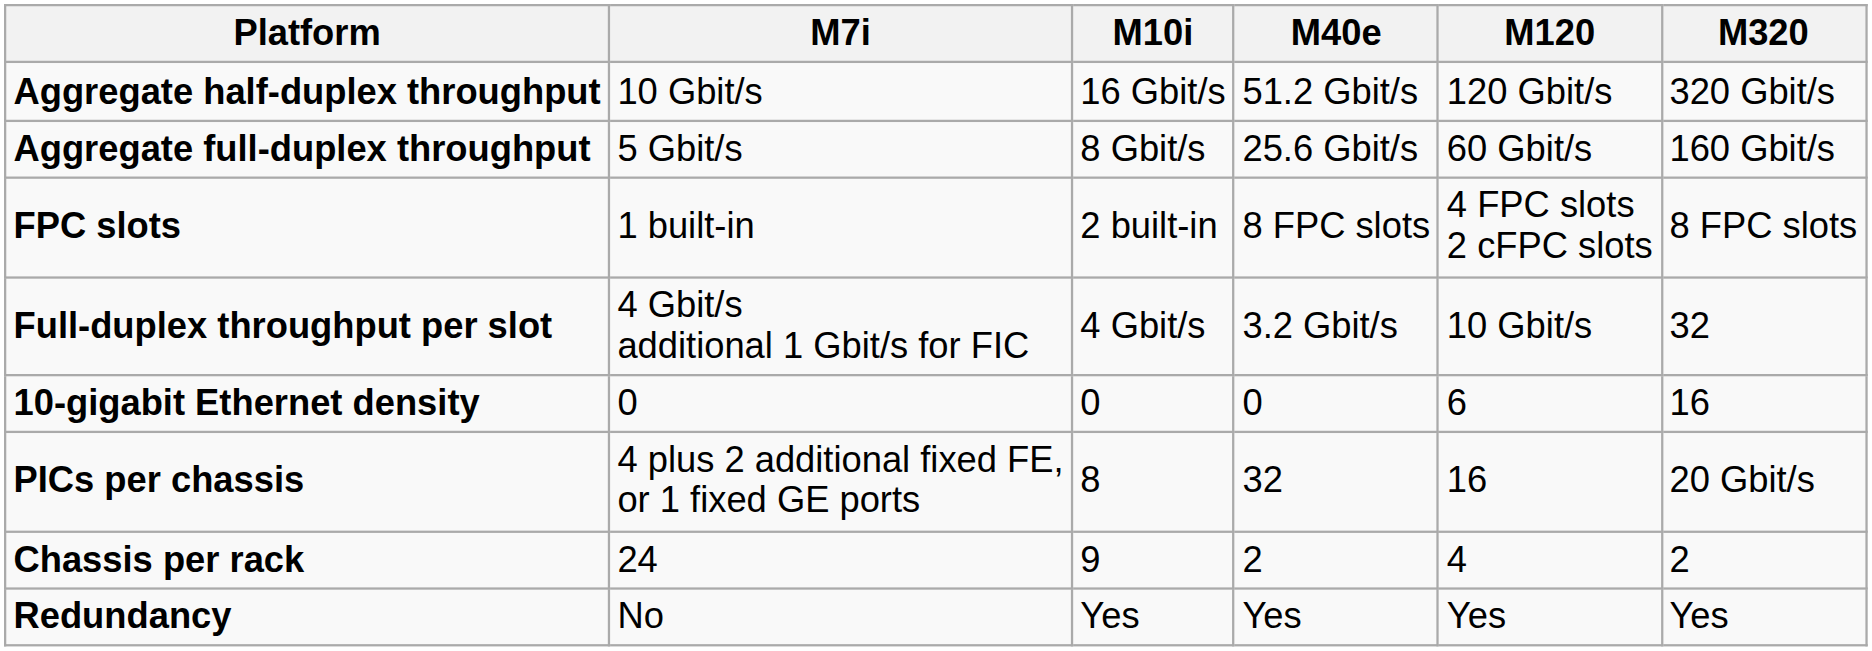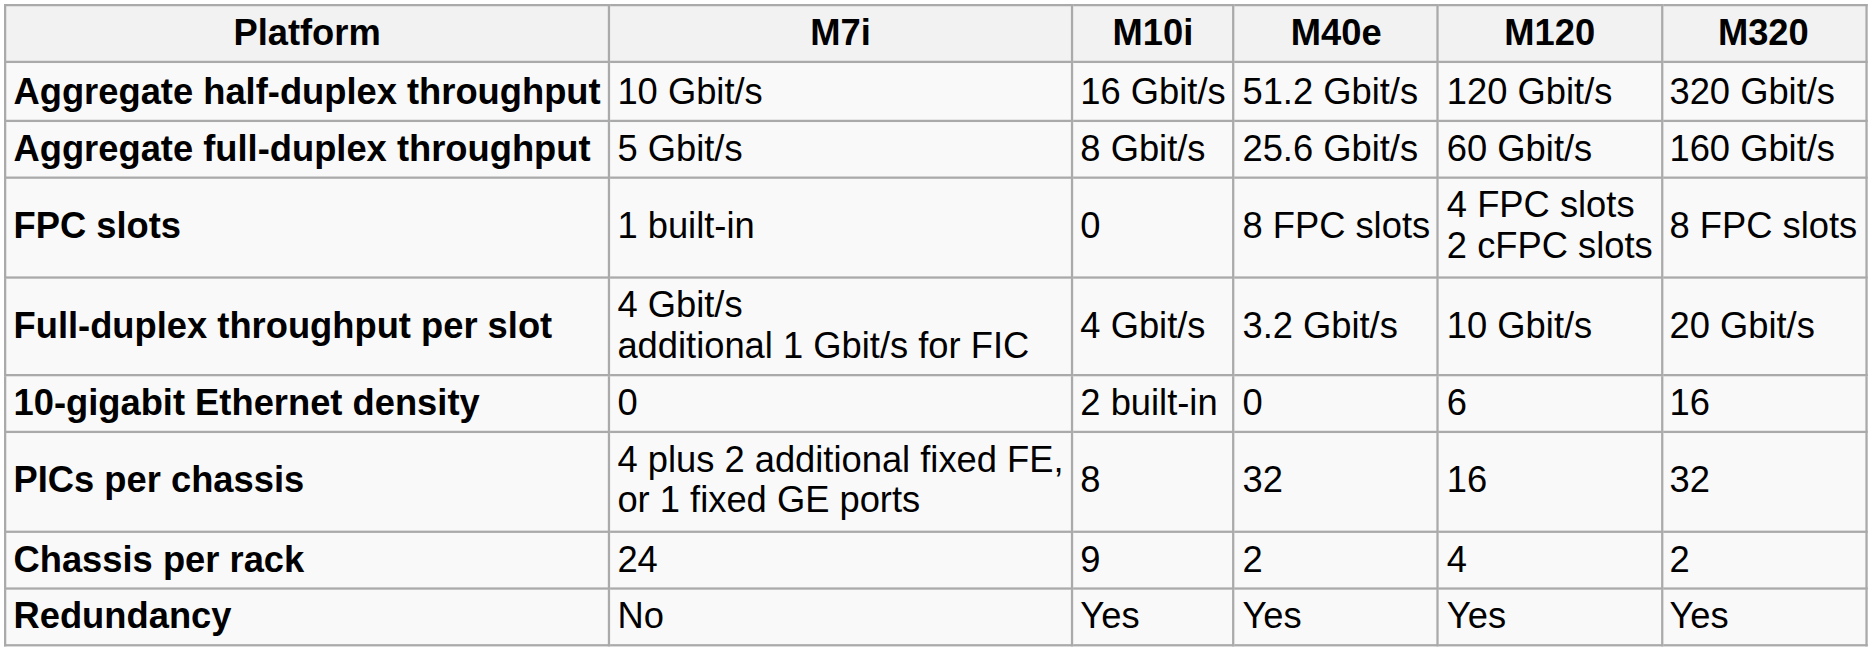(1149, 226) 2 built-in -> (1090, 226) 0
(1690, 324) 32 -> (1742, 324) 20 Gbit/s
(1090, 403) 0 -> (1149, 403) 2 built-in
(1742, 481) 20 Gbit/s -> (1690, 481) 32
